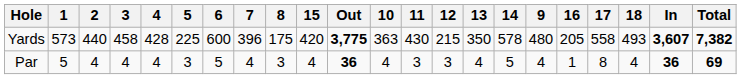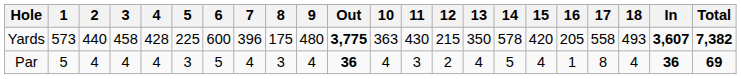columns swapped: (541, 16) <-> (312, 16)
(448, 62) 3 -> (448, 62) 2
